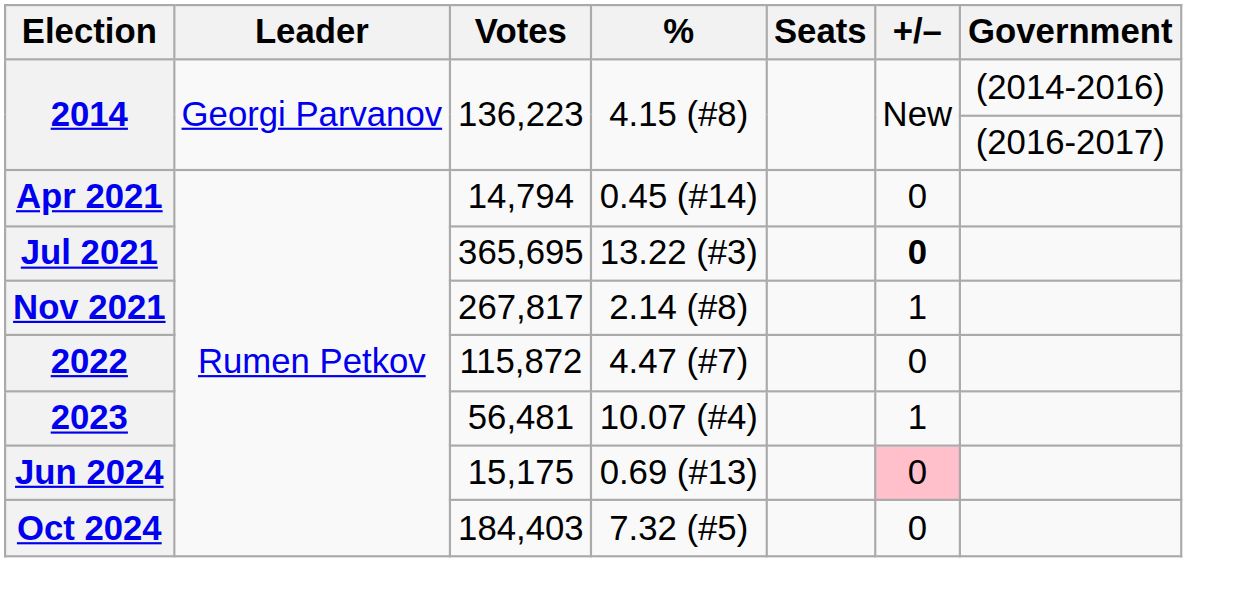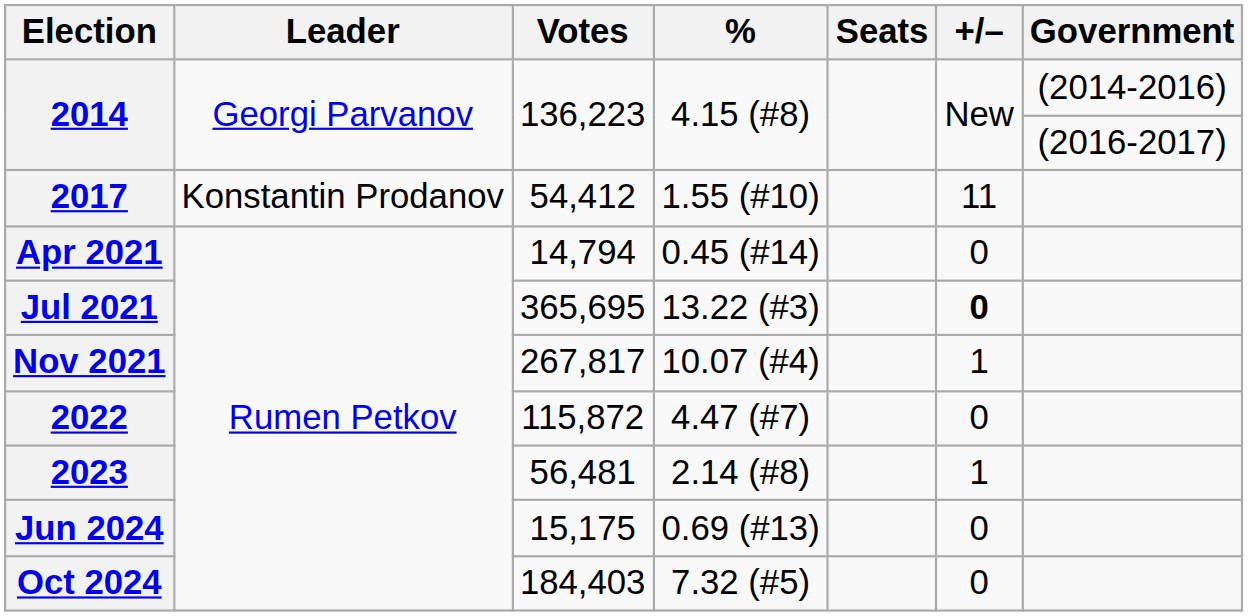+ row: (89, 197)
(679, 307) 2.14 (#8) -> (741, 362) 10.07 (#4)
(679, 417) 10.07 (#4) -> (741, 472) 2.14 (#8)
(917, 472) pink background -> (979, 527) no background
